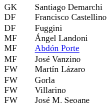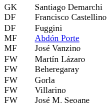- row: (61, 38)
+ row: (57, 69)
